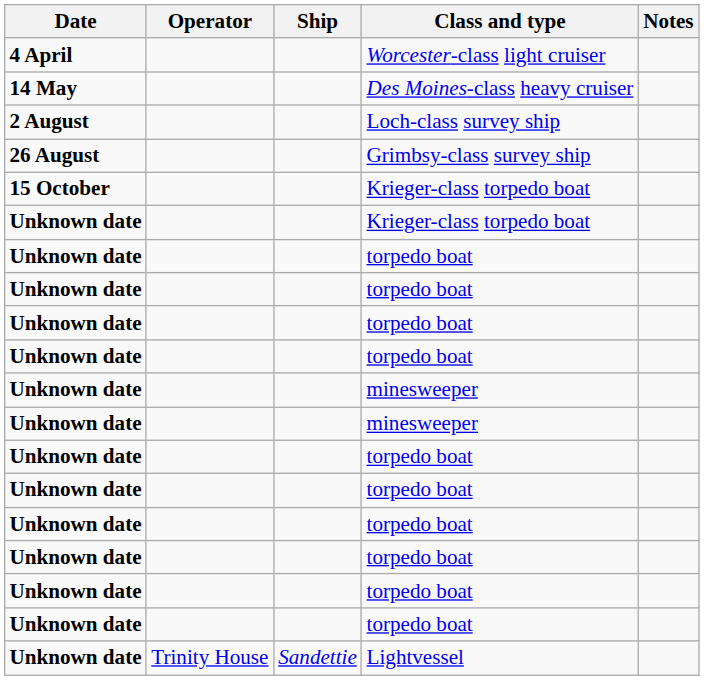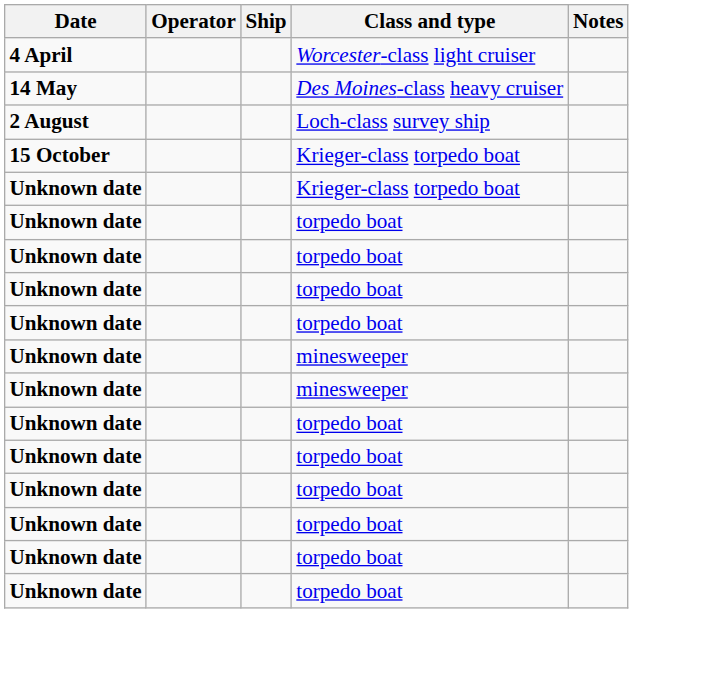- row: (54, 155)
- row: (76, 657)
